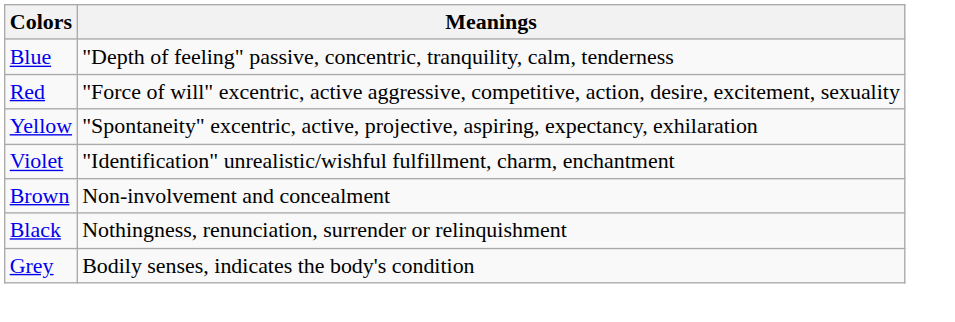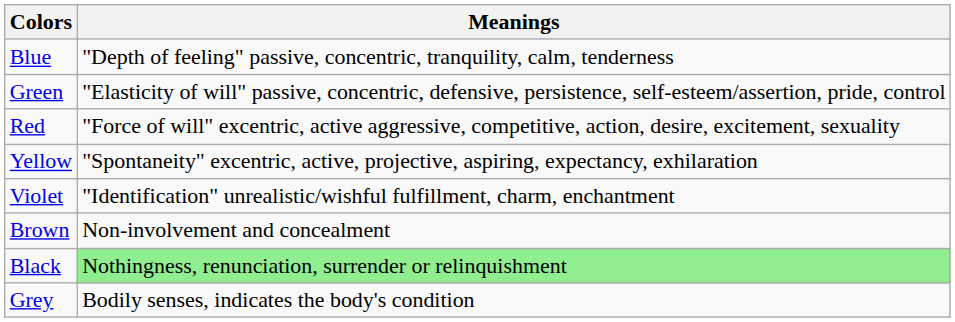+ row: (37, 91)
(324, 230) no background -> (324, 265) lightgreen background
